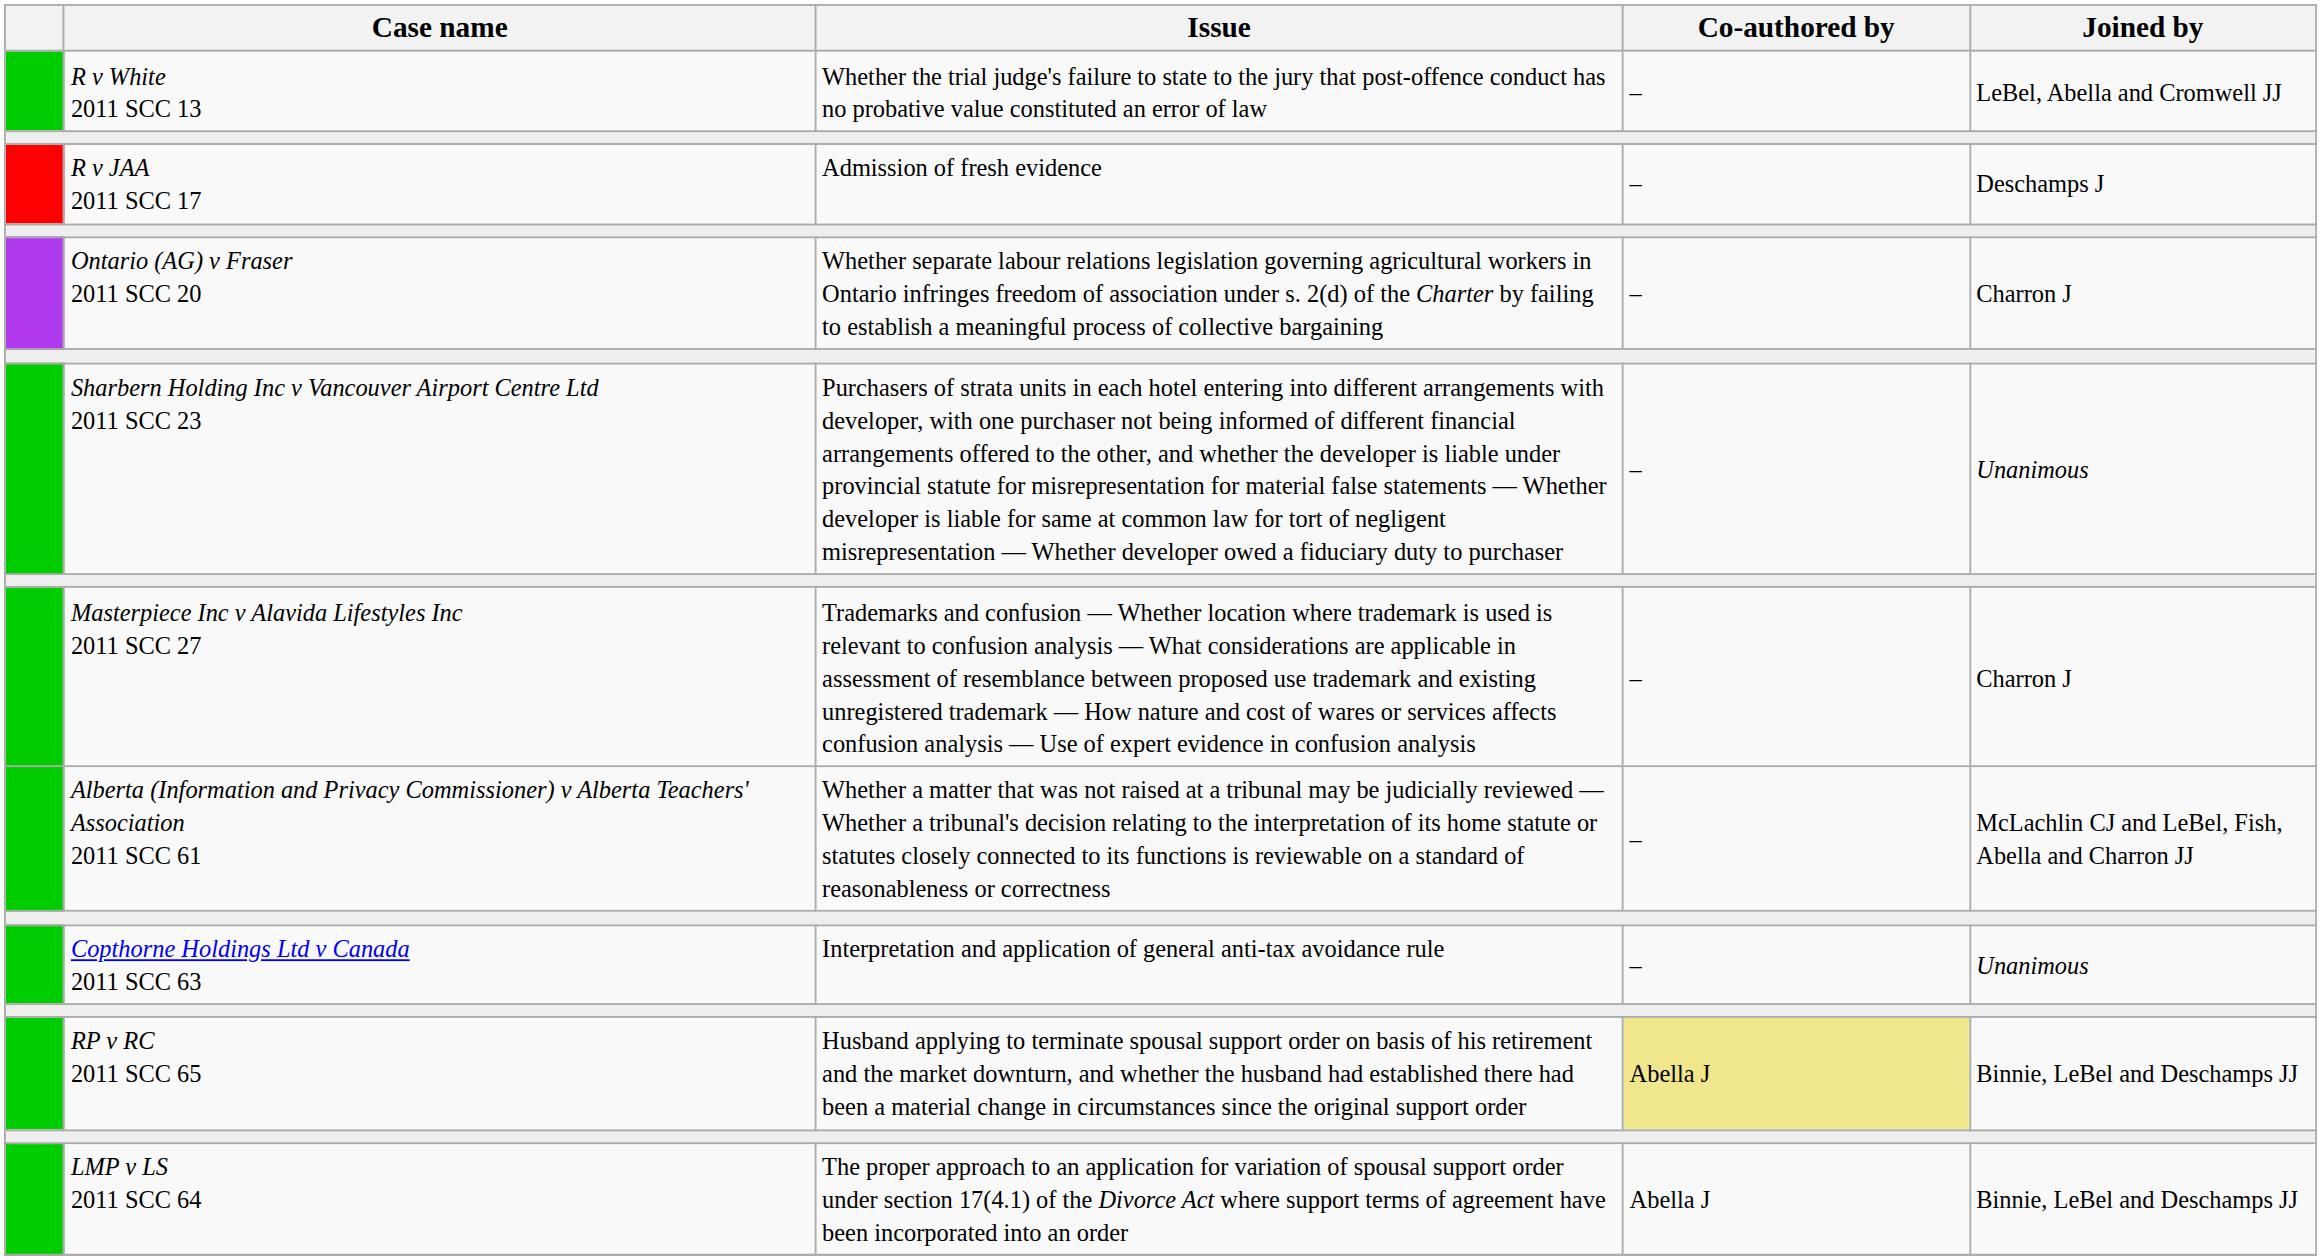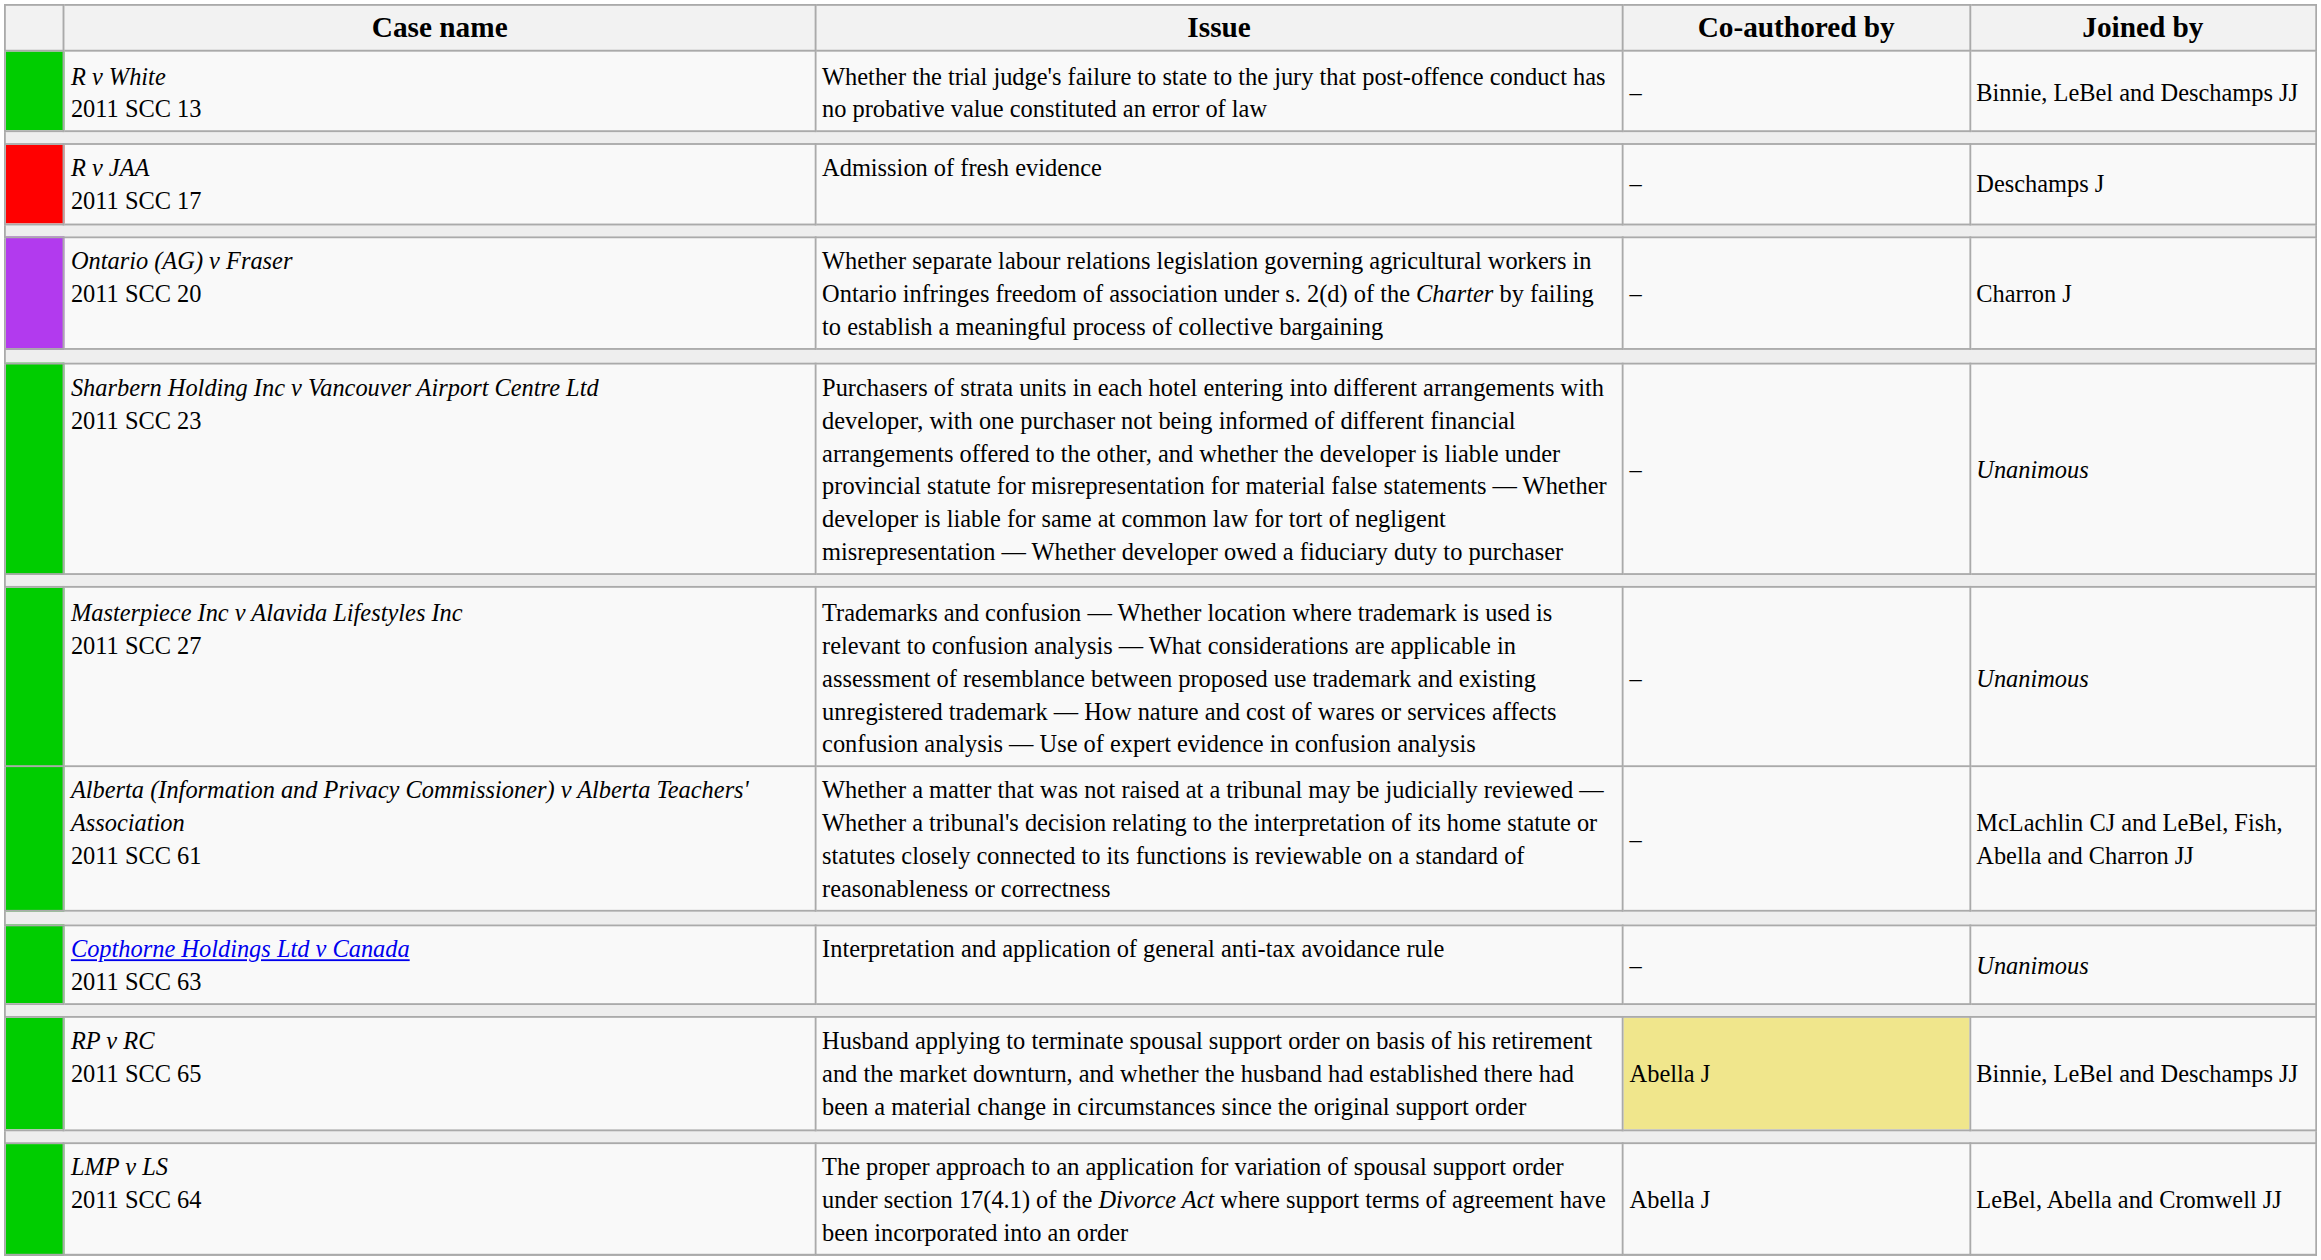(2129, 92) LeBel, Abella and Cromwell JJ -> (2137, 92) Binnie, LeBel and Deschamps JJ
(2024, 678) Charron J -> (2033, 678) Unanimous
(2137, 1200) Binnie, LeBel and Deschamps JJ -> (2129, 1200) LeBel, Abella and Cromwell JJ
